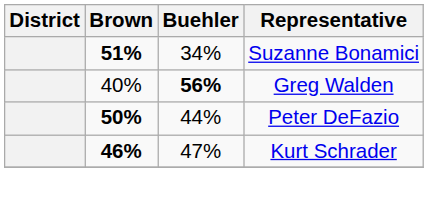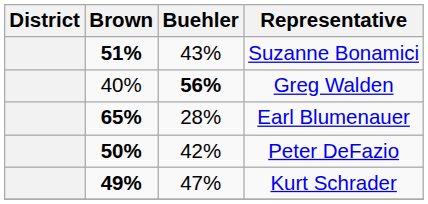(201, 53) 34% -> (201, 53) 43%
+ row: (334, 118)
(201, 118) 44% -> (201, 150) 42%
(121, 150) 46% -> (121, 183) 49%
